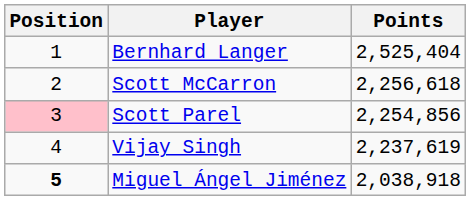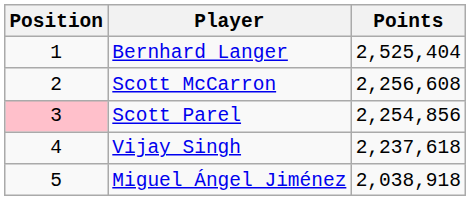(408, 84) 2,256,618 -> (408, 84) 2,256,608
(408, 148) 2,237,619 -> (408, 148) 2,237,618
(56, 180) bold -> (56, 180) normal
